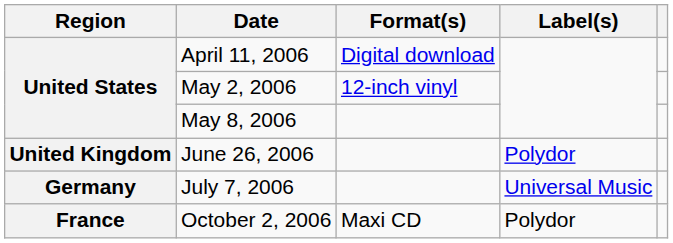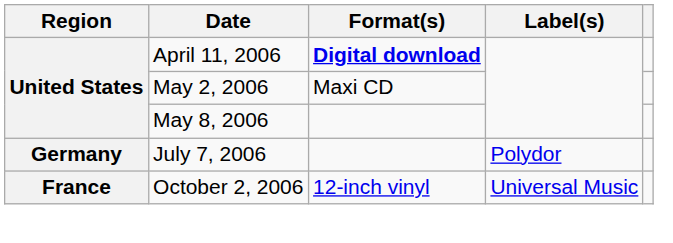(418, 54) normal -> (397, 54) bold
(399, 87) 12-inch vinyl -> (353, 87) Maxi CD
- row: (247, 154)
(578, 187) Universal Music -> (526, 154) Polydor
(381, 220) Maxi CD -> (371, 187) 12-inch vinyl
(540, 220) Polydor -> (564, 187) Universal Music
